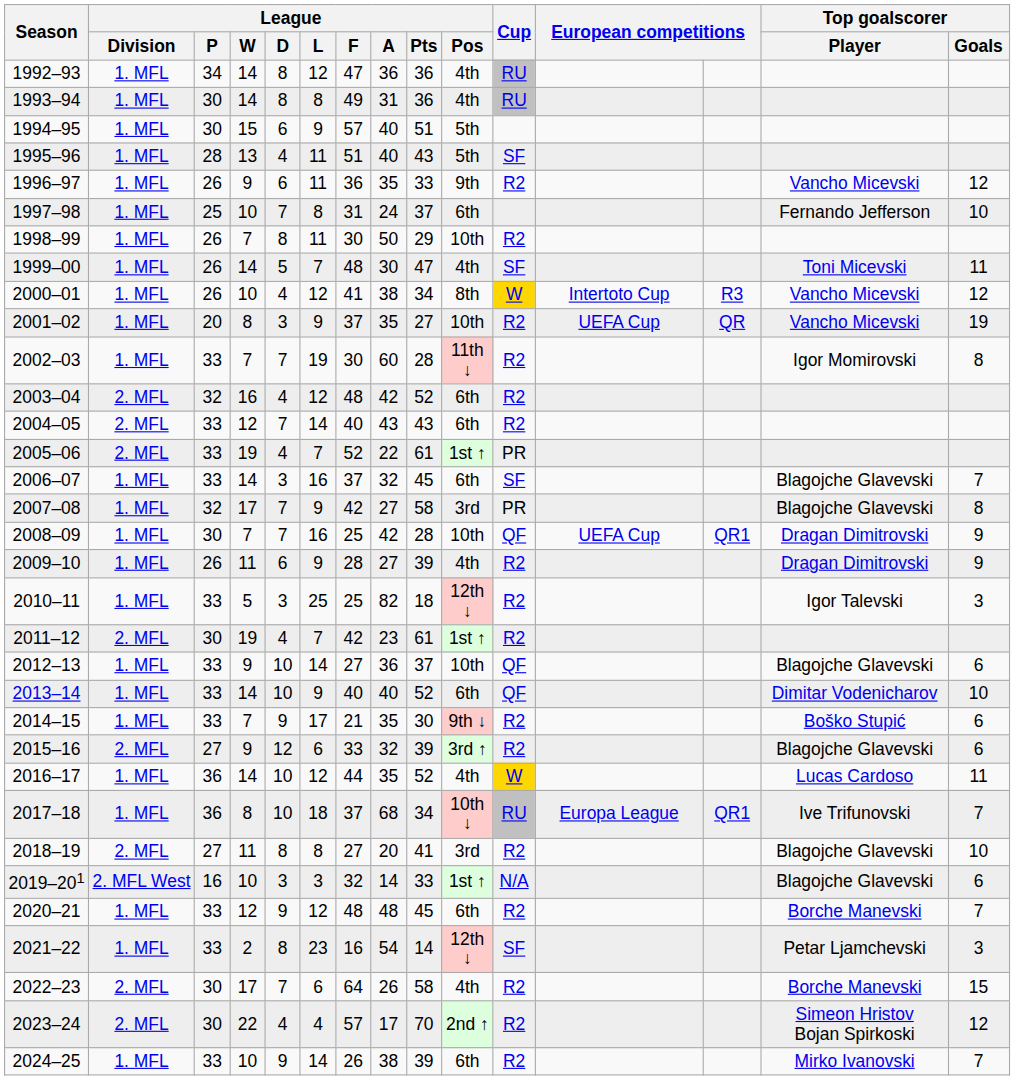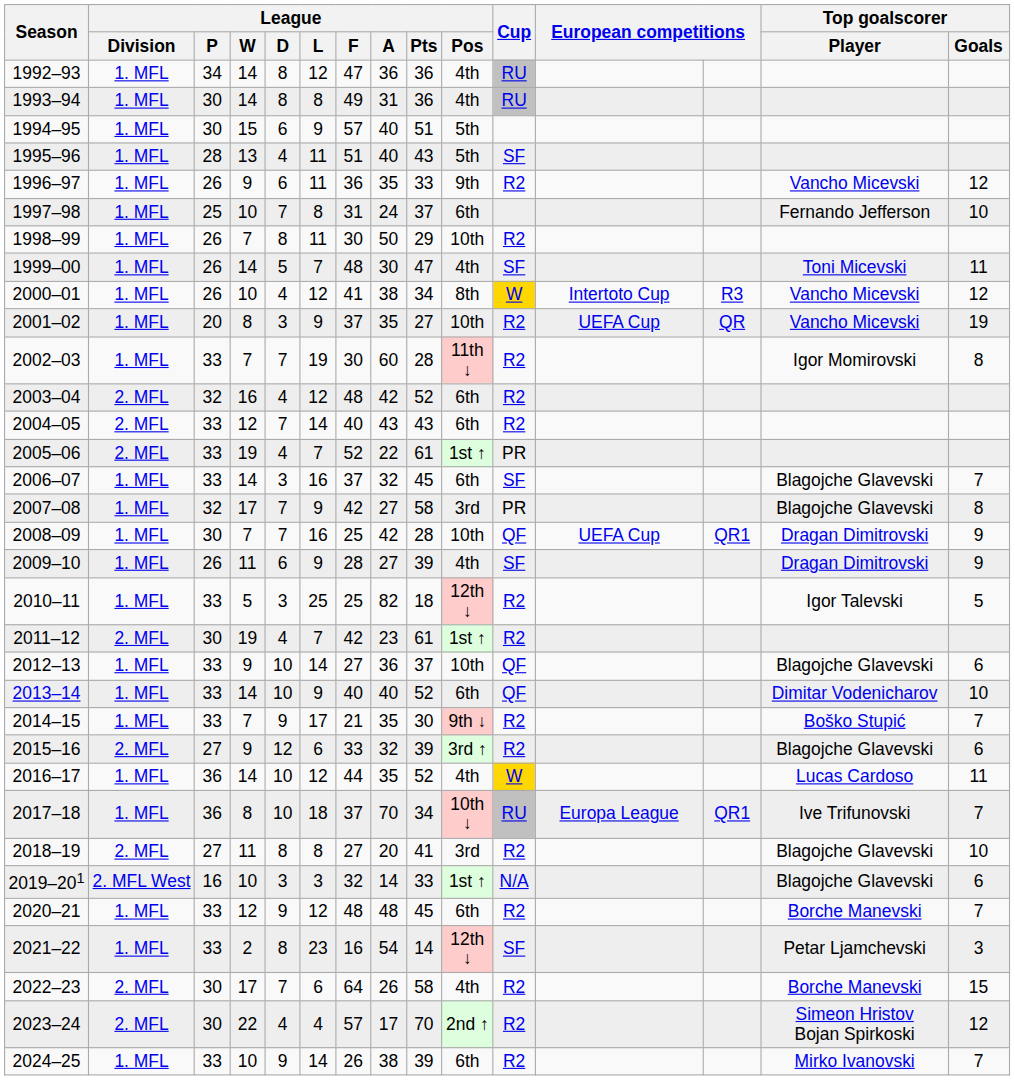(514, 563) R2 -> (514, 563) SF
(979, 600) 3 -> (979, 600) 5
(979, 721) 6 -> (979, 721) 7
(389, 814) 68 -> (389, 814) 70
